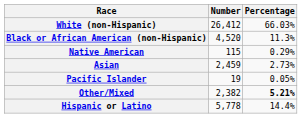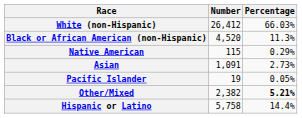(228, 65) 2,459 -> (228, 65) 1,091
(228, 106) 5,778 -> (228, 106) 5,758
